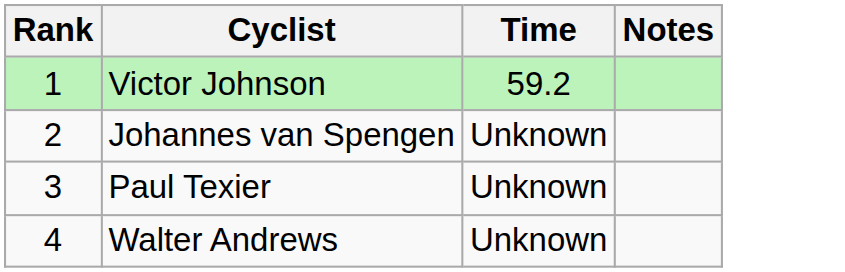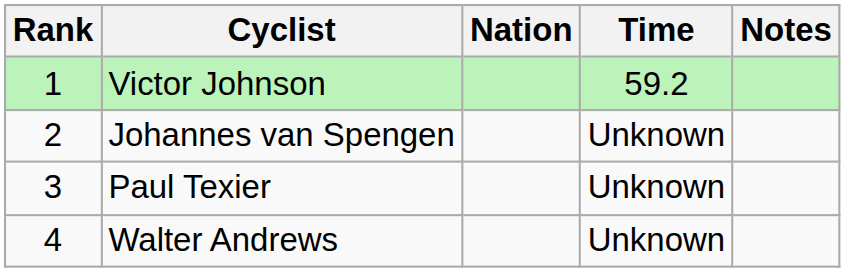+ column: (521, 30)
